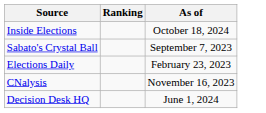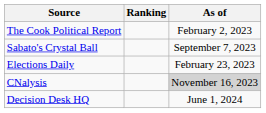+ row: (64, 30)
- row: (42, 30)
(191, 82) no background -> (215, 82) lightgrey background
